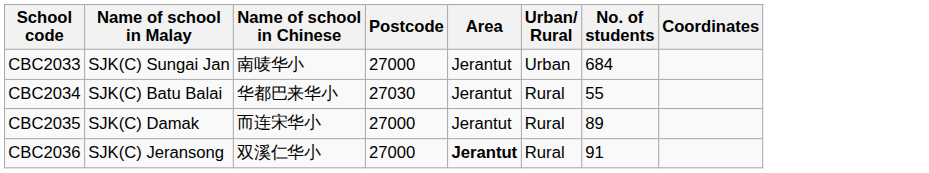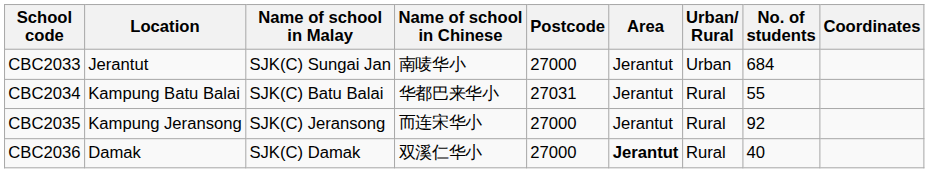+ column: (165, 27)
(392, 93) 27030 -> (553, 93) 27031
(144, 123) SJK(C) Damak -> (317, 123) SJK(C) Jeransong
(594, 123) 89 -> (756, 123) 92
(156, 152) SJK(C) Jeransong -> (305, 152) SJK(C) Damak
(594, 152) 91 -> (756, 152) 40
